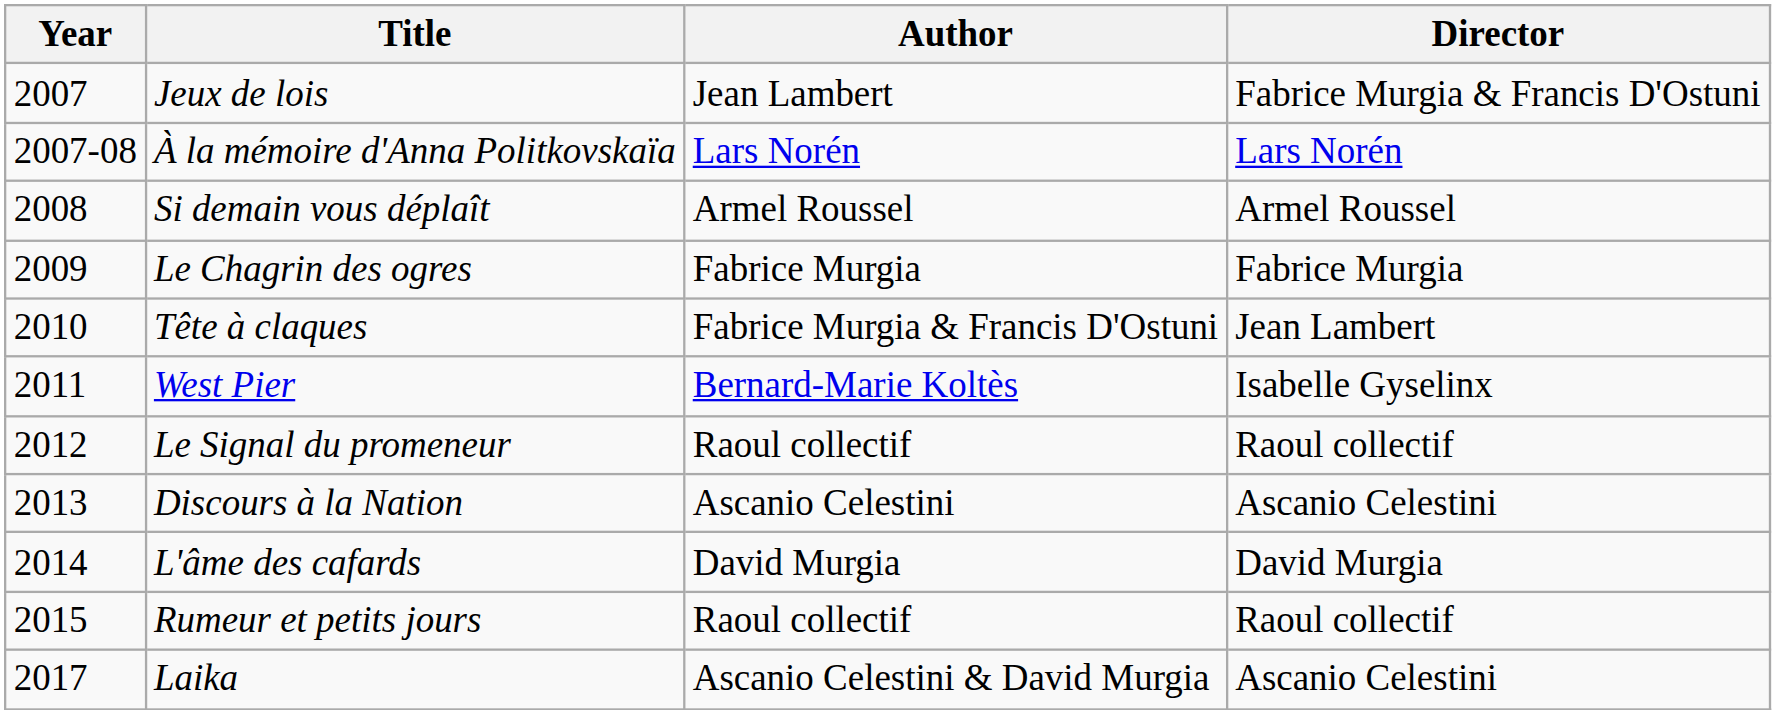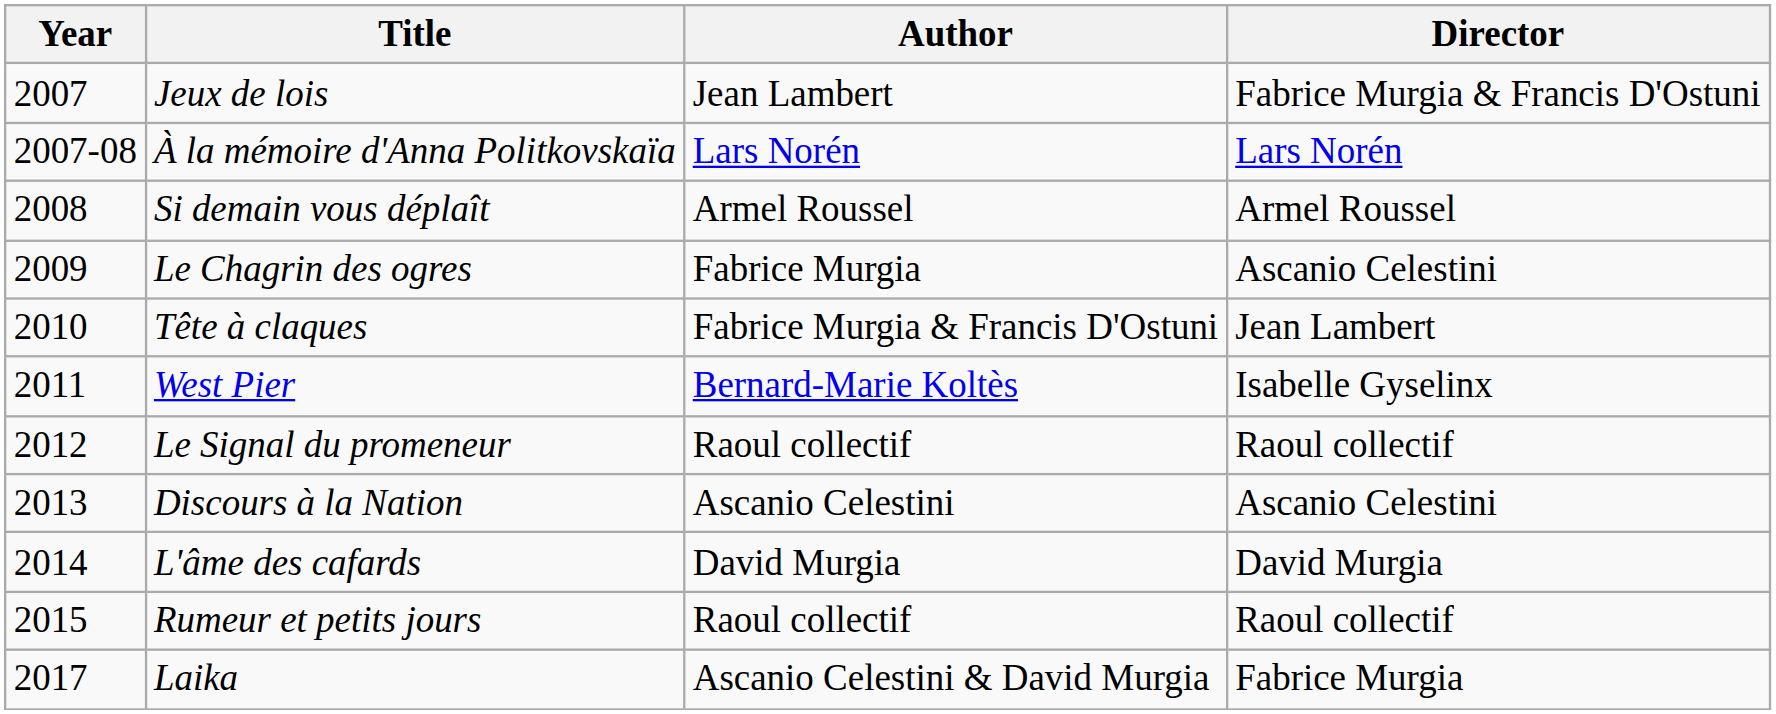(1349, 268) Fabrice Murgia -> (1366, 268) Ascanio Celestini
(1366, 678) Ascanio Celestini -> (1349, 678) Fabrice Murgia
